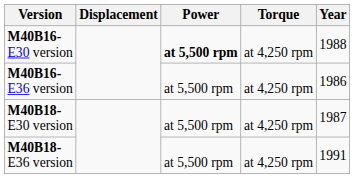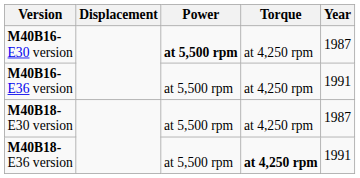(333, 44) 1988 -> (337, 44) 1987
(333, 81) 1986 -> (337, 81) 1991
(279, 162) normal -> (281, 162) bold
